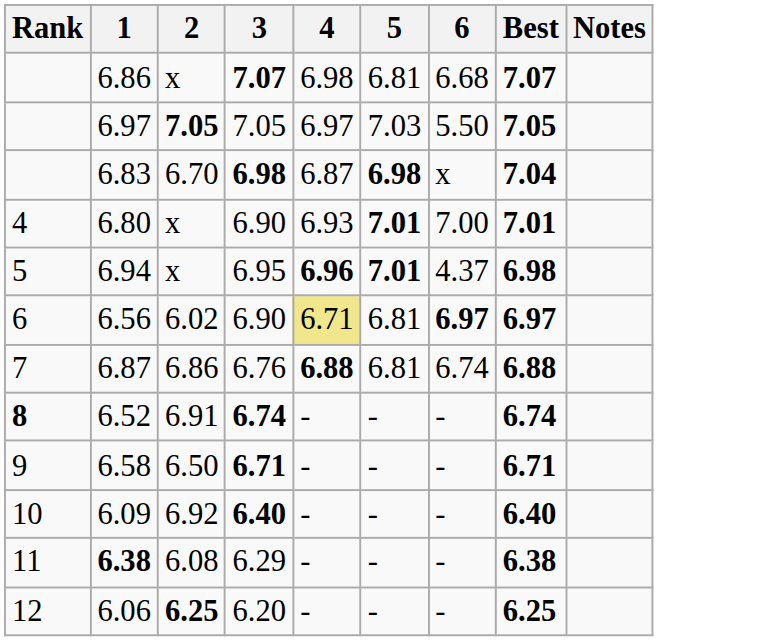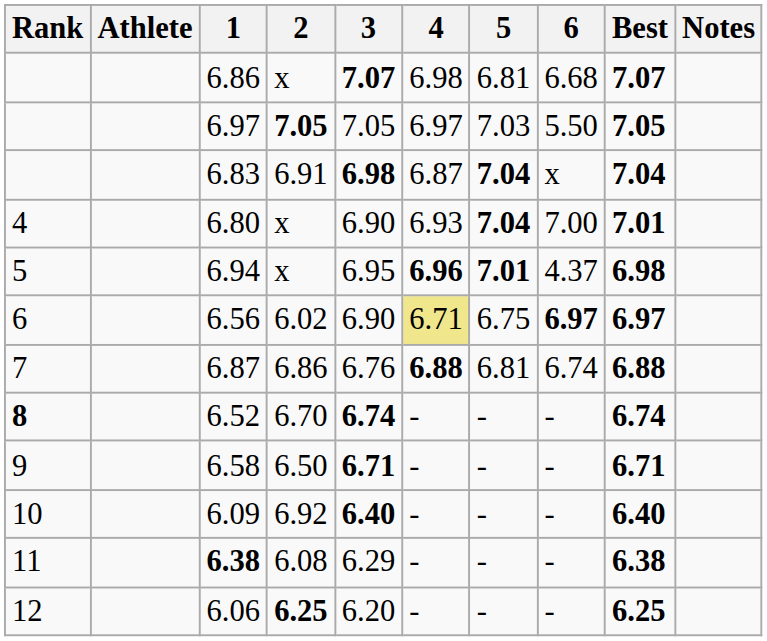+ column: (145, 28)
(192, 174) 6.70 -> (301, 174) 6.91
(394, 174) 6.98 -> (504, 174) 7.04
(394, 222) 7.01 -> (504, 222) 7.04
(394, 319) 6.81 -> (504, 319) 6.75
(192, 416) 6.91 -> (301, 416) 6.70
